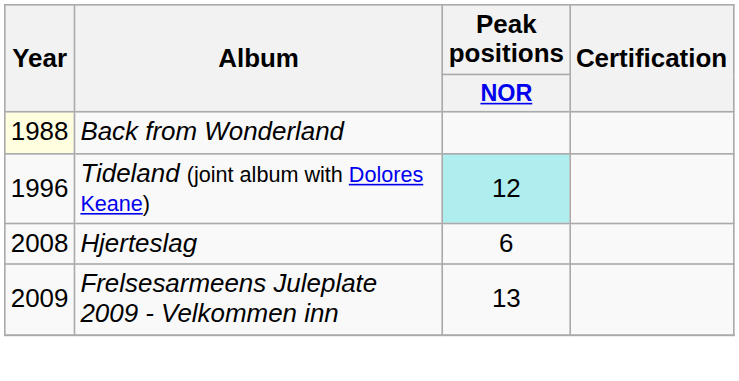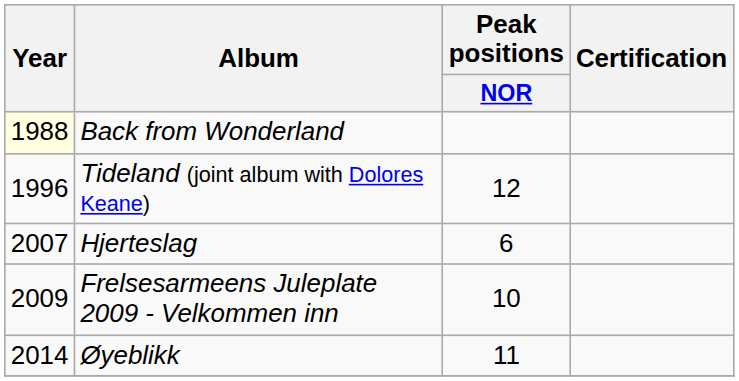(506, 187) paleturquoise background -> (506, 187) no background
(40, 243) 2008 -> (40, 243) 2007
(506, 299) 13 -> (506, 299) 10
+ row: (130, 354)
